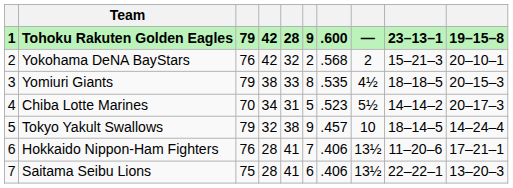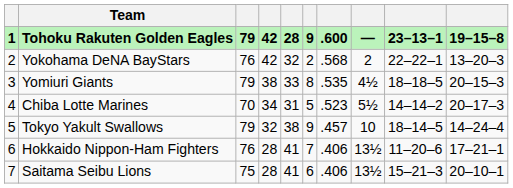(415, 60) 15–21–3 -> (415, 60) 22–22–1
(477, 60) 20–10–1 -> (477, 60) 13–20–3
(415, 171) 22–22–1 -> (415, 171) 15–21–3
(477, 171) 13–20–3 -> (477, 171) 20–10–1
